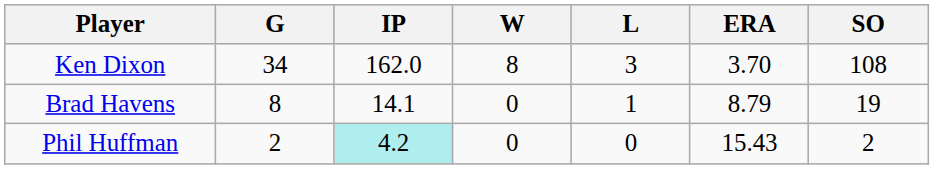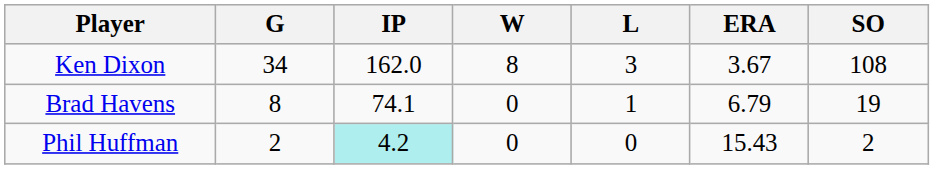(750, 63) 3.70 -> (750, 63) 3.67
(394, 103) 14.1 -> (394, 103) 74.1
(750, 103) 8.79 -> (750, 103) 6.79
